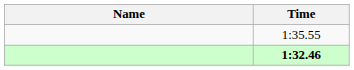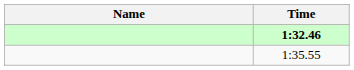rows swapped: (301, 55) <-> (301, 34)
